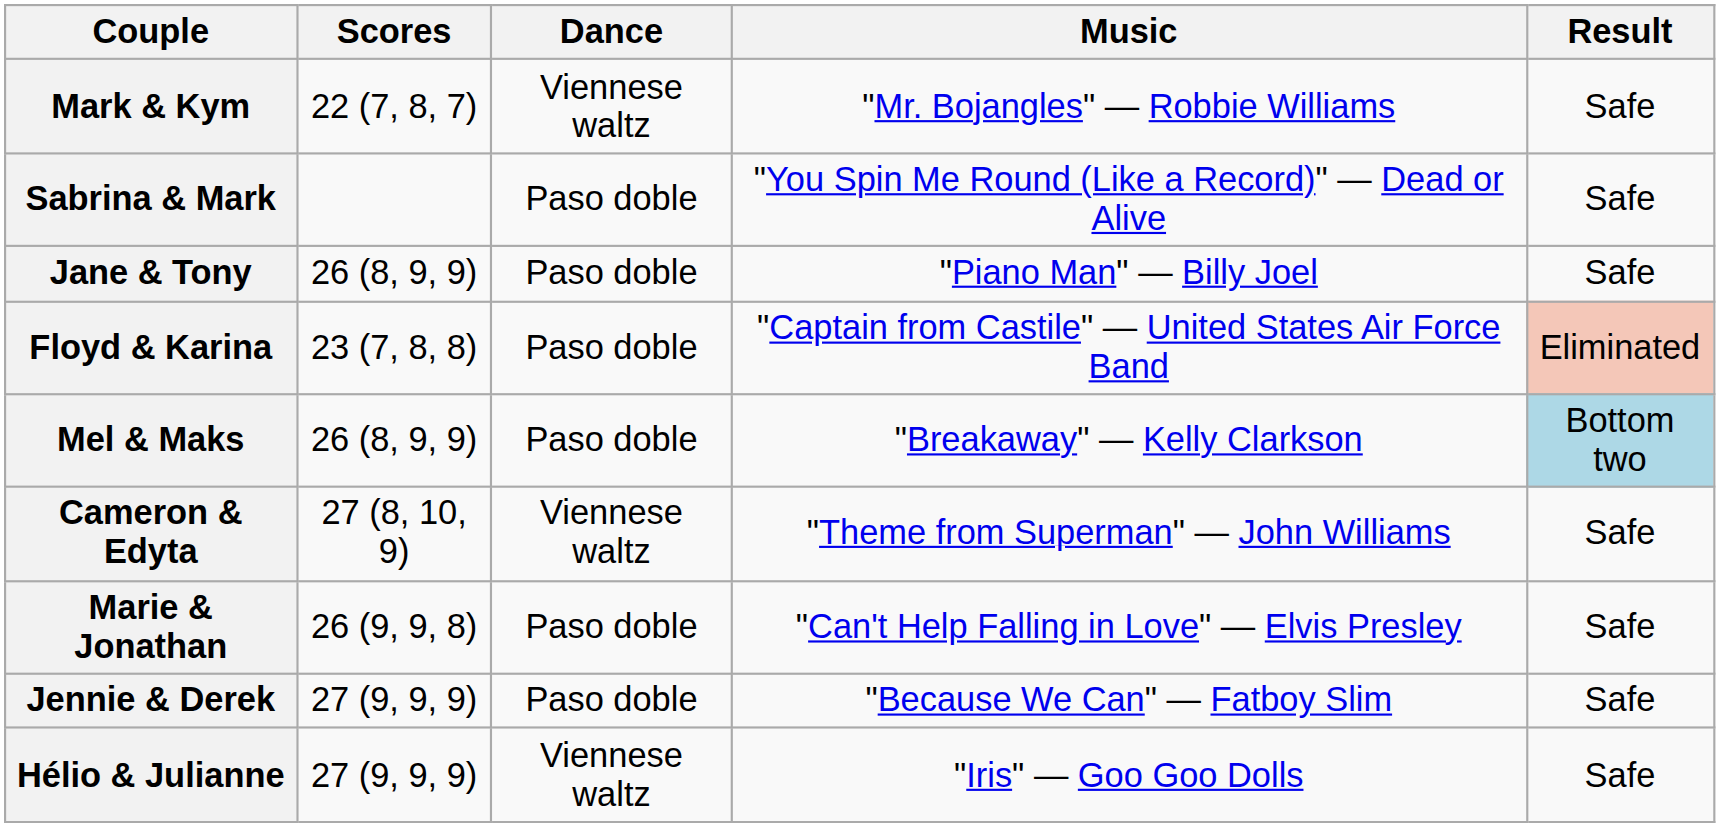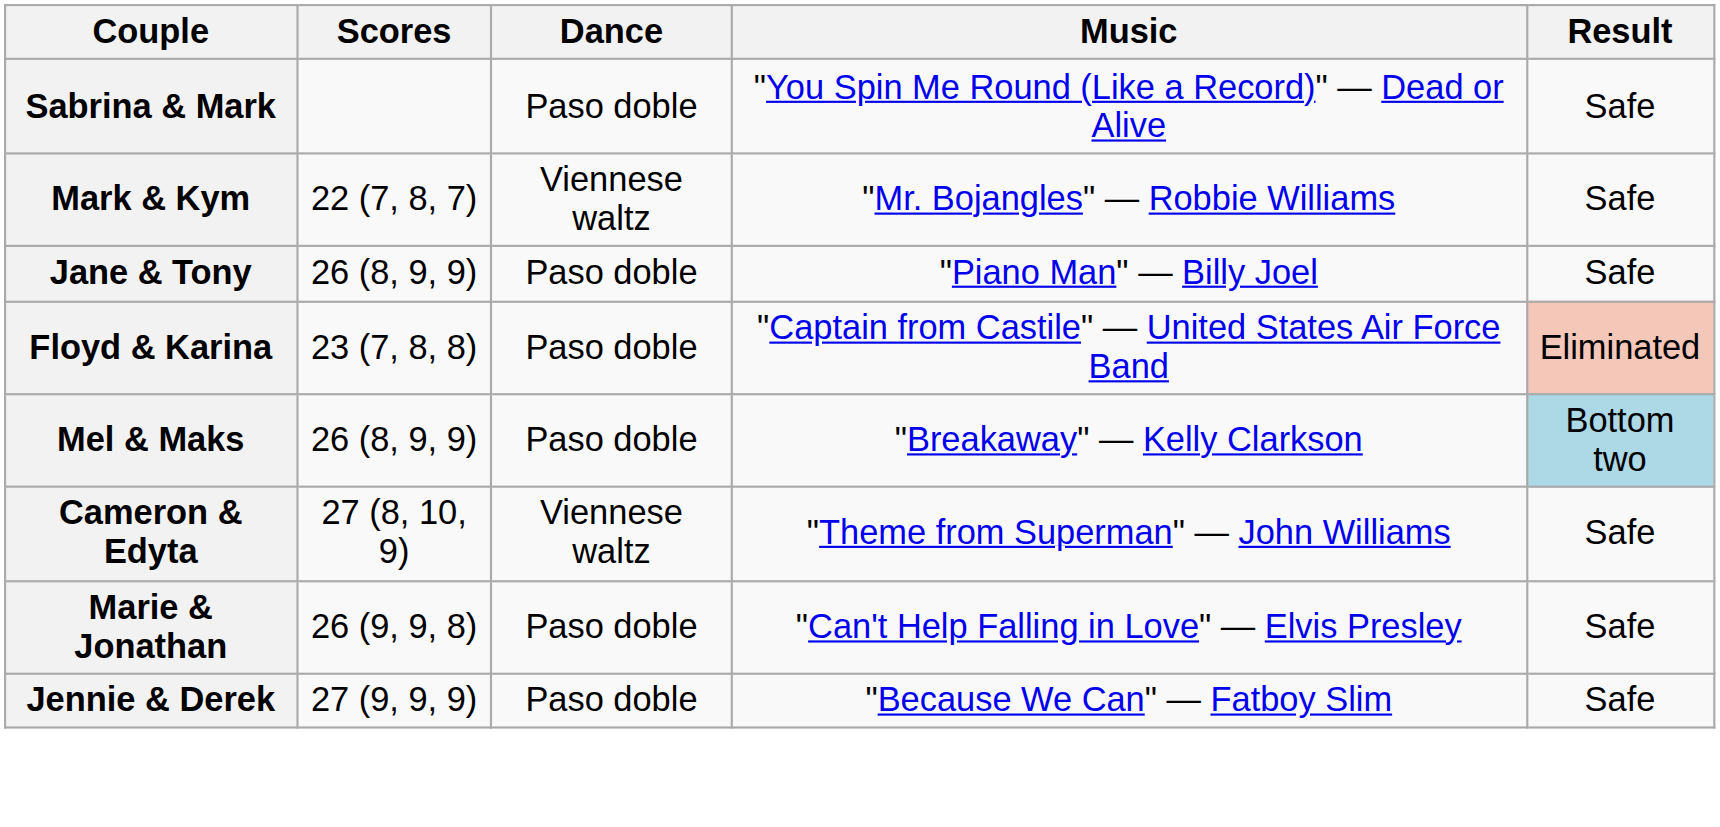rows swapped: (151, 105) <-> (151, 198)
- row: (151, 774)
